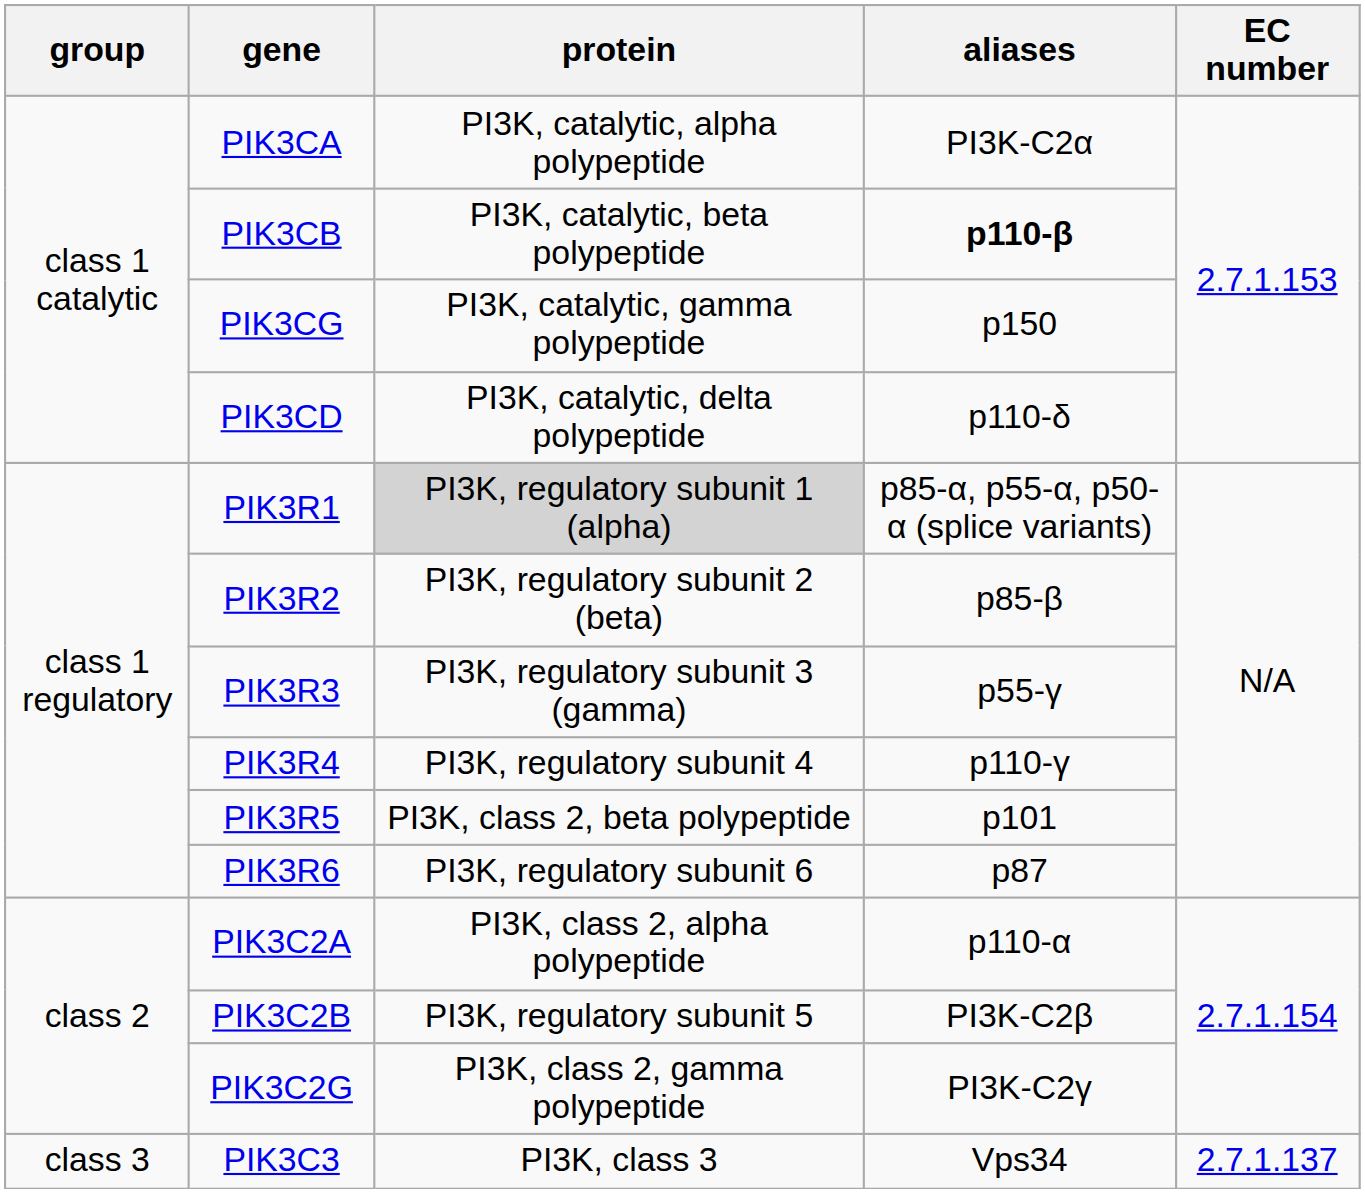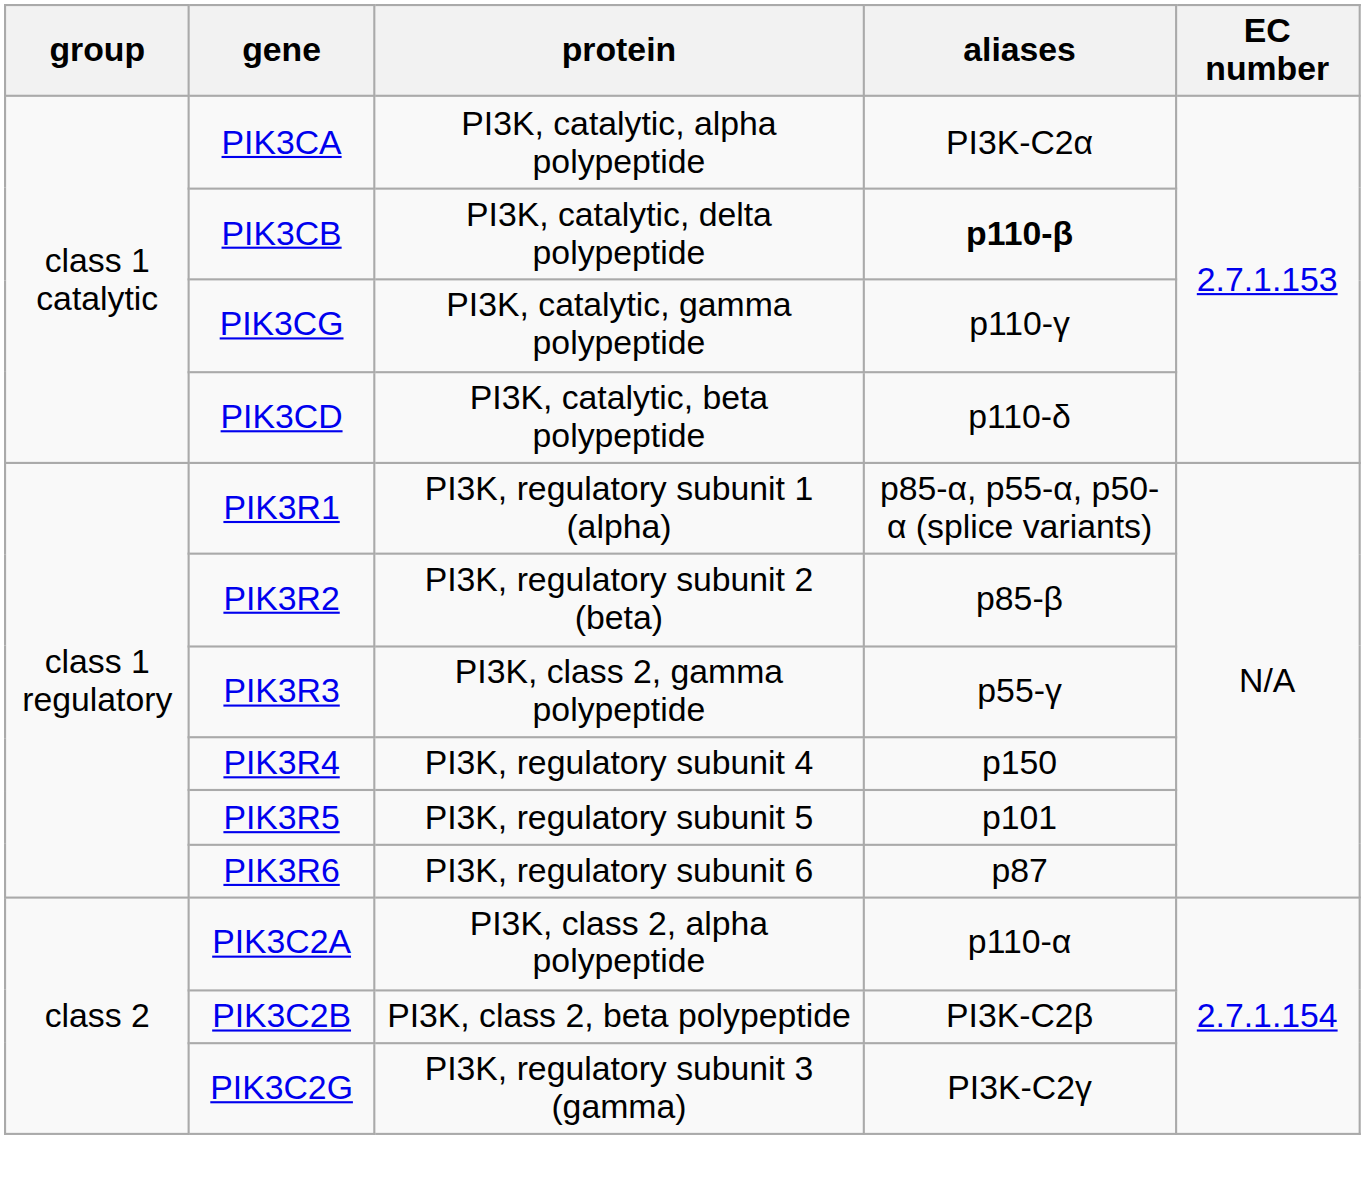(619, 233) PI3K, catalytic, beta polypeptide -> (619, 233) PI3K, catalytic, delta polypeptide
(1020, 324) p150 -> (1020, 324) p110-γ
(619, 416) PI3K, catalytic, delta polypeptide -> (619, 416) PI3K, catalytic, beta polypeptide
(619, 507) lightgrey background -> (619, 507) no background
(619, 690) PI3K, regulatory subunit 3 (gamma) -> (619, 690) PI3K, class 2, gamma polypeptide
(1020, 763) p110-γ -> (1020, 763) p150
(619, 816) PI3K, class 2, beta polypeptide -> (619, 816) PI3K, regulatory subunit 5
(619, 1015) PI3K, regulatory subunit 5 -> (619, 1015) PI3K, class 2, beta polypeptide
(619, 1088) PI3K, class 2, gamma polypeptide -> (619, 1088) PI3K, regulatory subunit 3 (gamma)
- row: (282, 1160)
